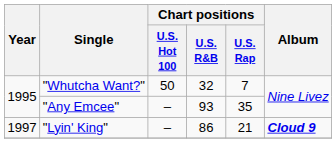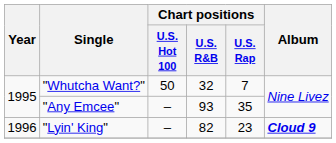(22, 127) 1997 -> (22, 127) 1996
(206, 127) 86 -> (206, 127) 82
(245, 127) 21 -> (245, 127) 23
